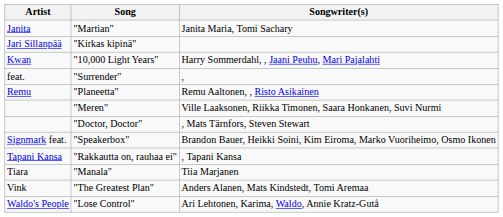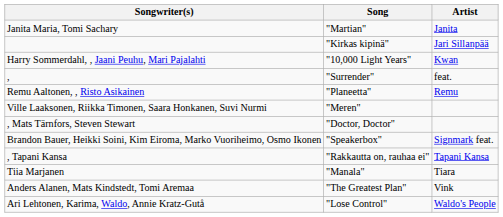columns swapped: (38, 12) <-> (339, 12)
